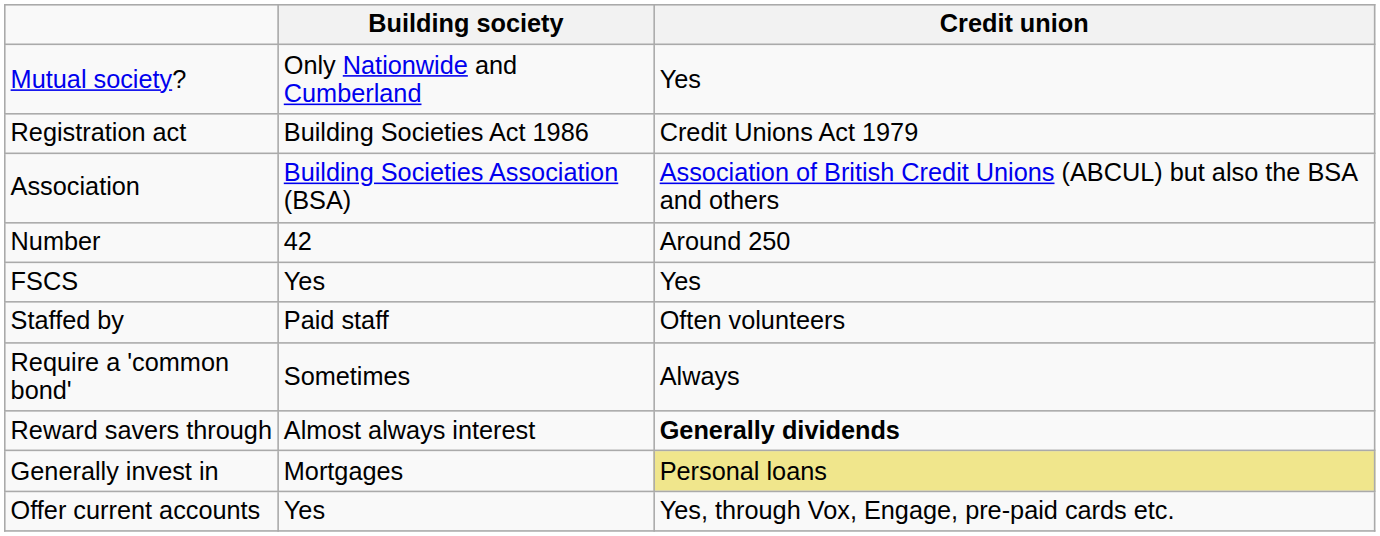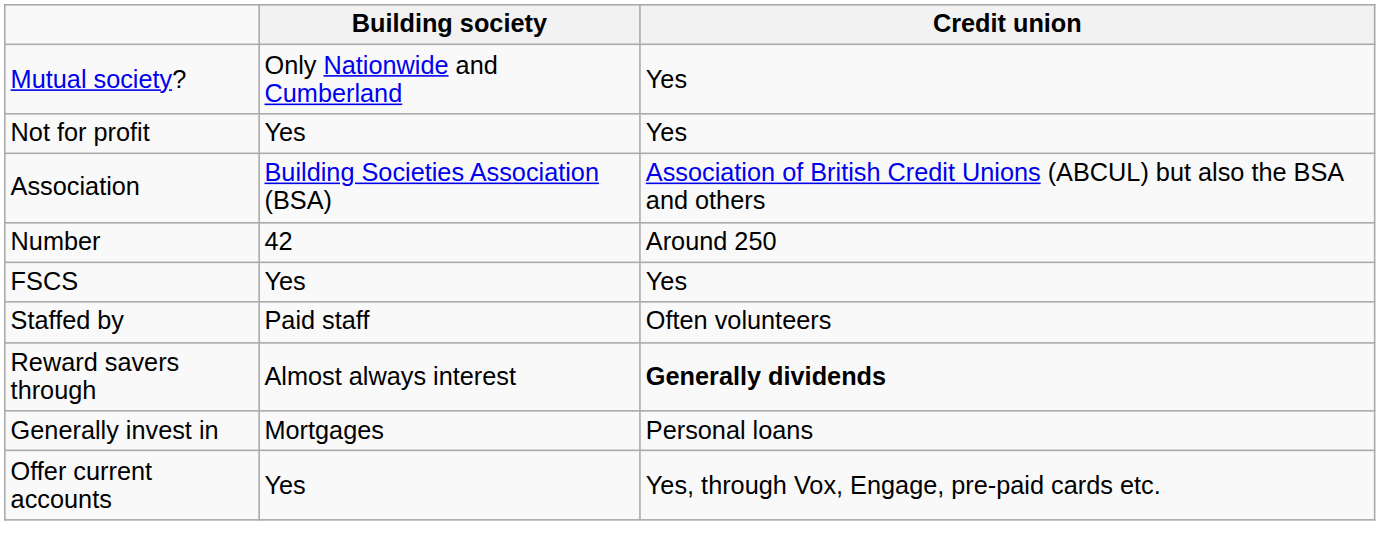+ row: (80, 133)
- row: (98, 133)
- row: (120, 376)
(743, 470) khaki background -> (729, 430) no background
